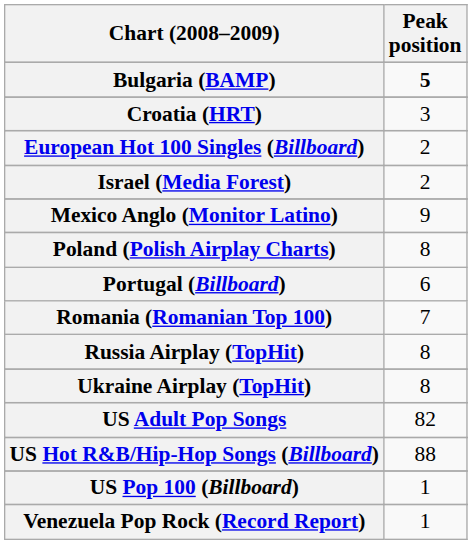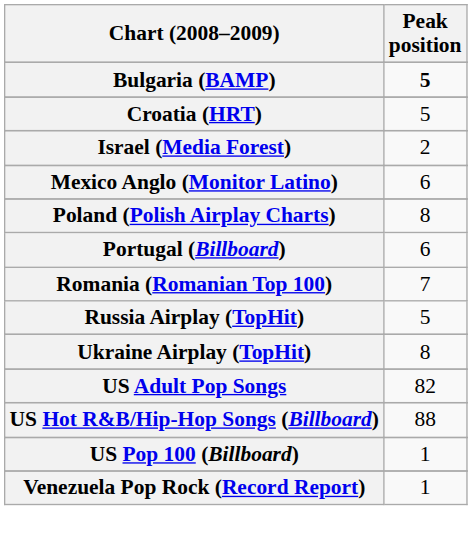(425, 113) 3 -> (425, 113) 5
- row: (194, 147)
(425, 215) 9 -> (425, 181) 6
(425, 351) 8 -> (425, 317) 5
